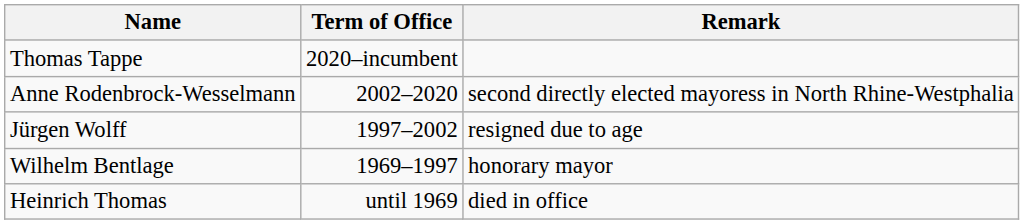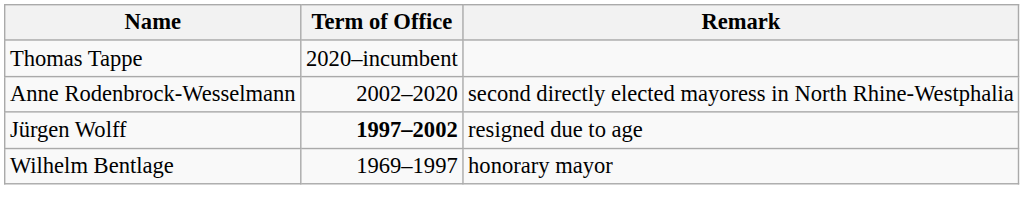(407, 129) normal -> (407, 129) bold
- row: (88, 201)
